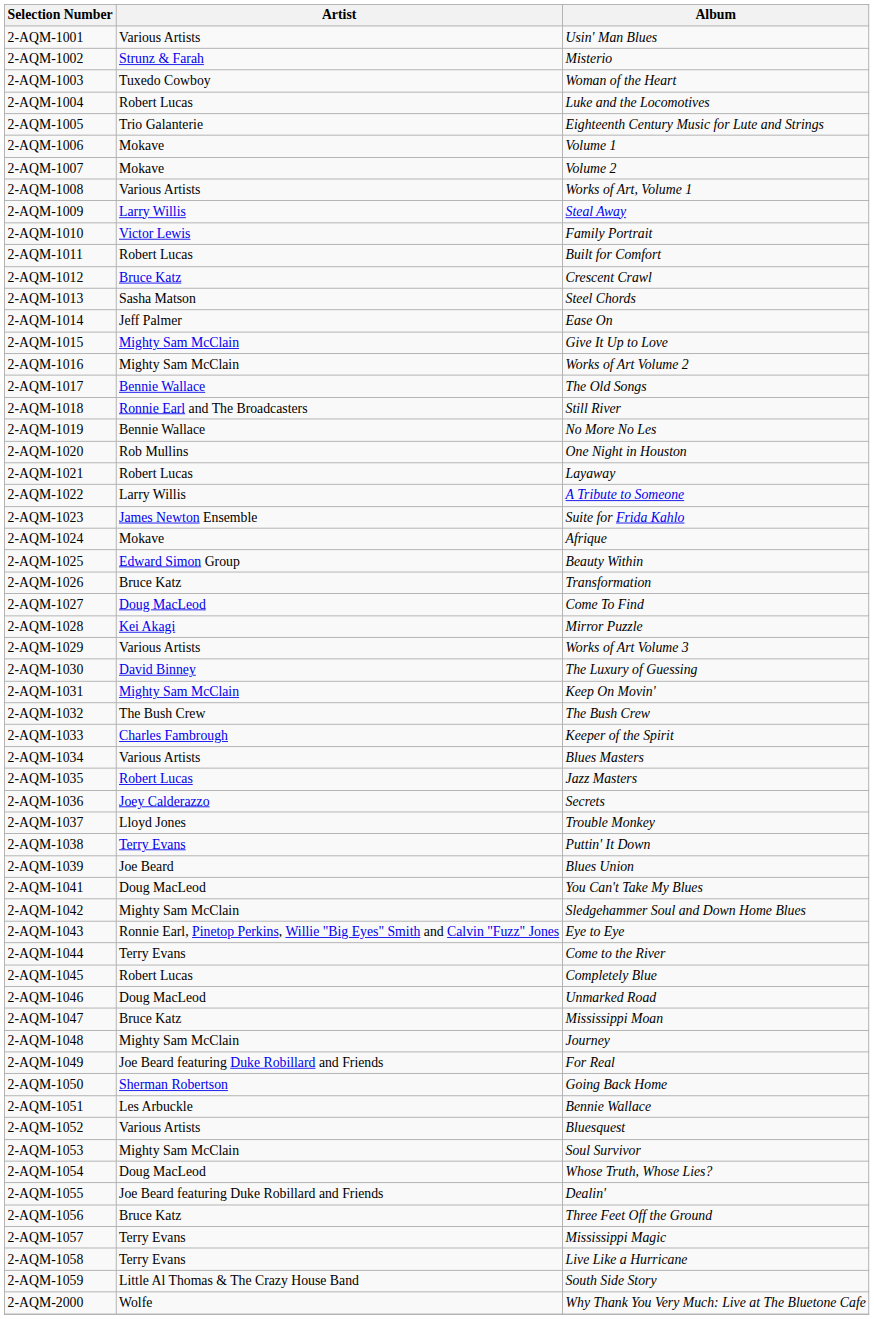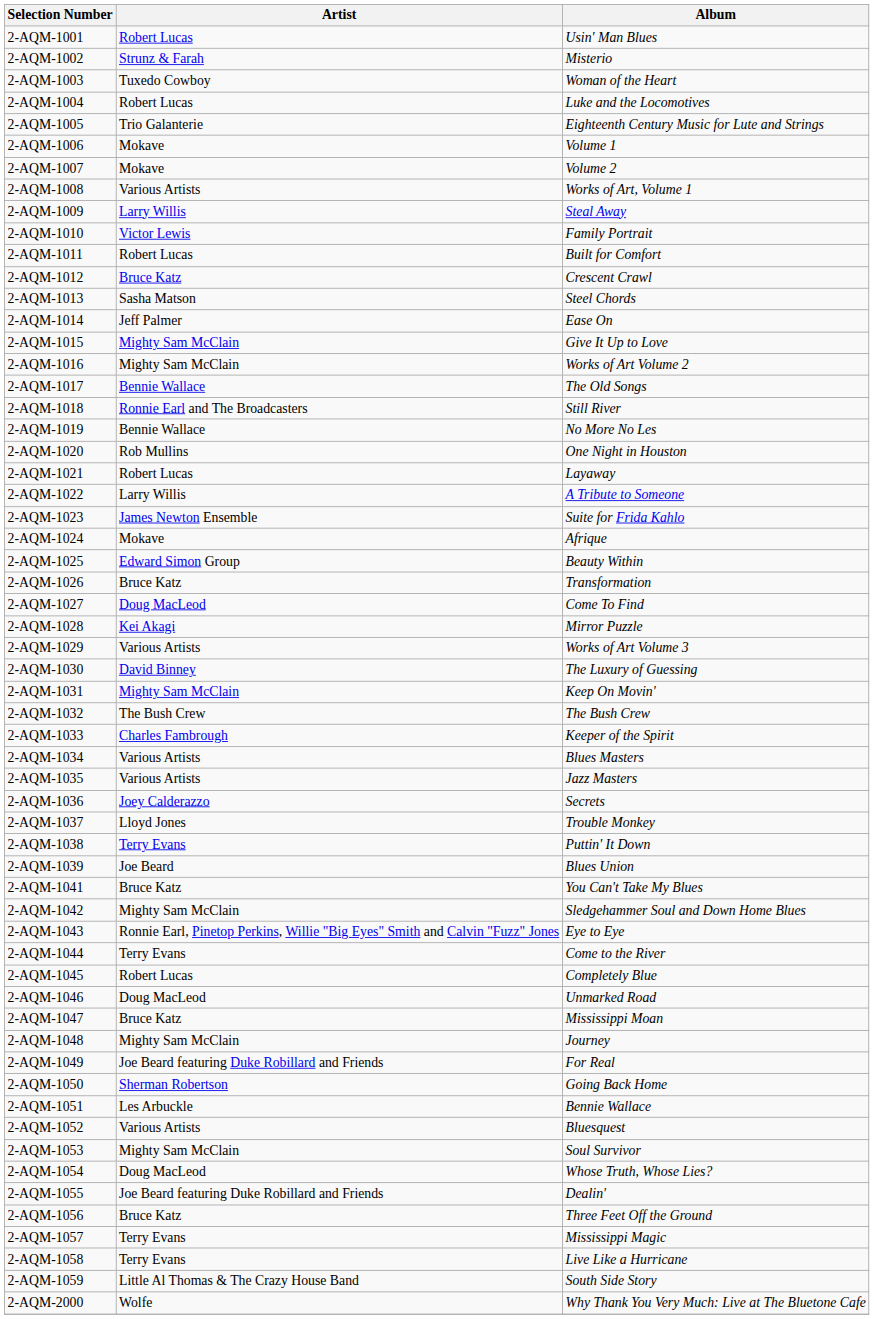(160, 37) Various Artists -> (156, 37) Robert Lucas
(156, 779) Robert Lucas -> (160, 779) Various Artists
(162, 888) Doug MacLeod -> (150, 888) Bruce Katz
